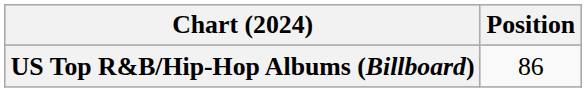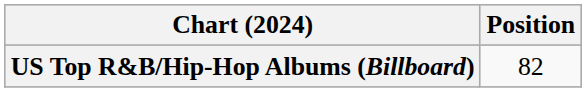(531, 65) 86 -> (531, 65) 82
